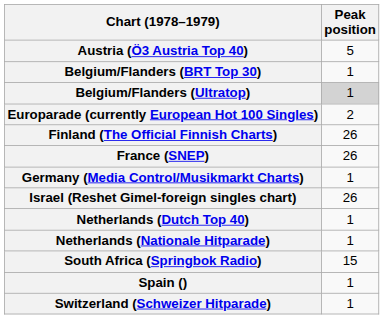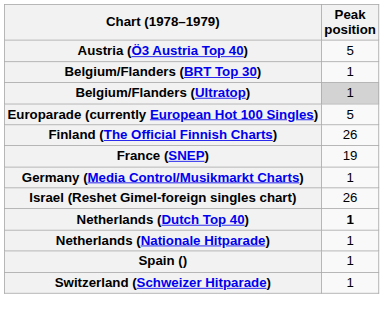(350, 114) 2 -> (350, 114) 5
(350, 156) 26 -> (350, 156) 19
(350, 219) normal -> (350, 219) bold
- row: (163, 261)
